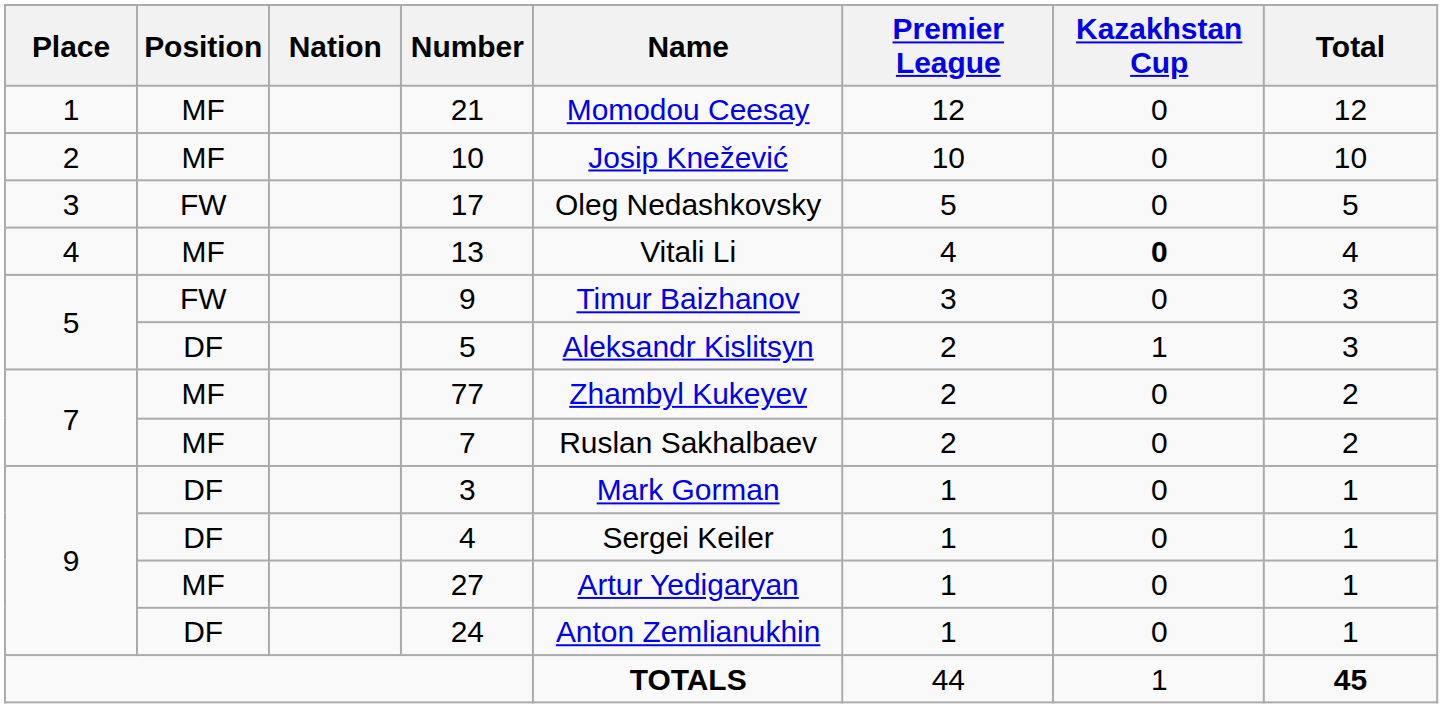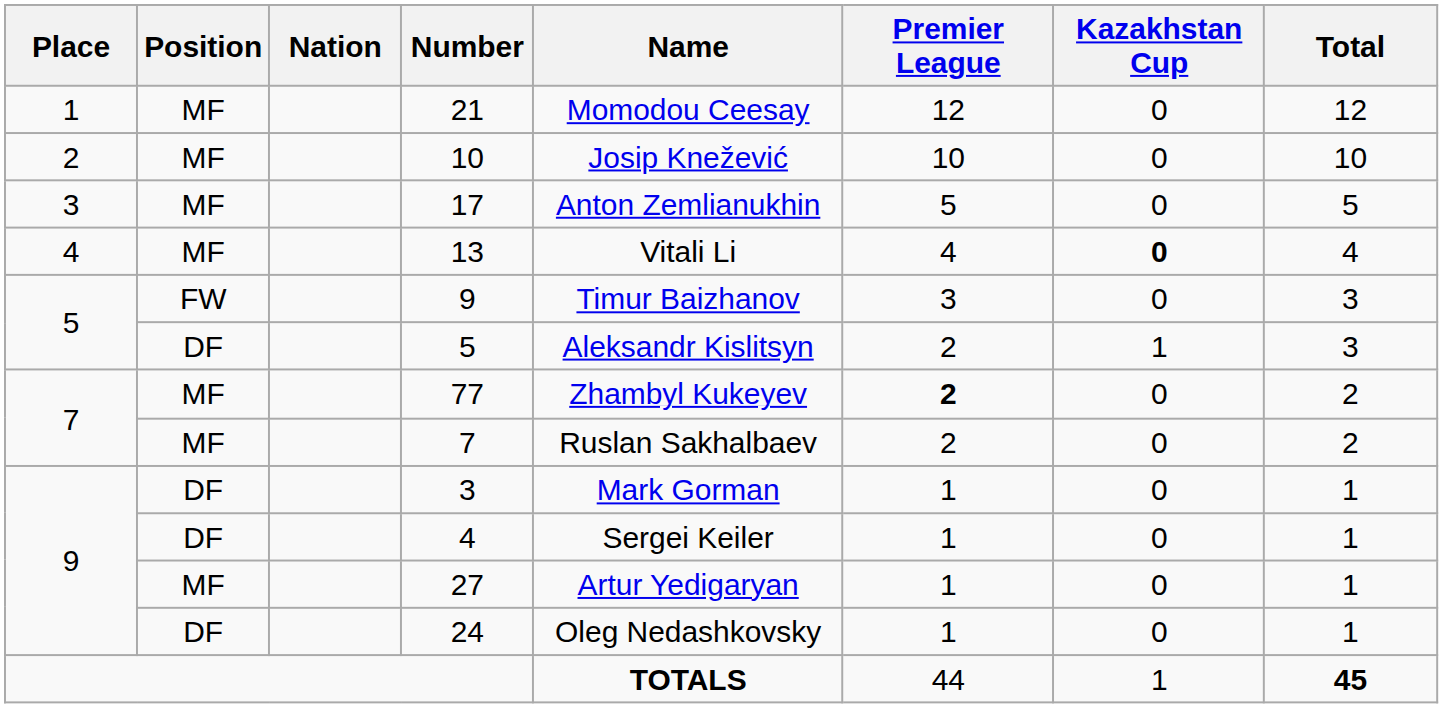(203, 205) FW -> (203, 205) MF
(688, 205) Oleg Nedashkovsky -> (688, 205) Anton Zemlianukhin
(948, 394) normal -> (948, 394) bold
(688, 631) Anton Zemlianukhin -> (688, 631) Oleg Nedashkovsky
